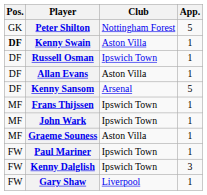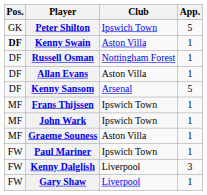(138, 27) Nottingham Forest -> (129, 27) Ipswich Town
(129, 58) Ipswich Town -> (138, 58) Nottingham Forest
(129, 167) Ipswich Town -> (121, 167) Liverpool
